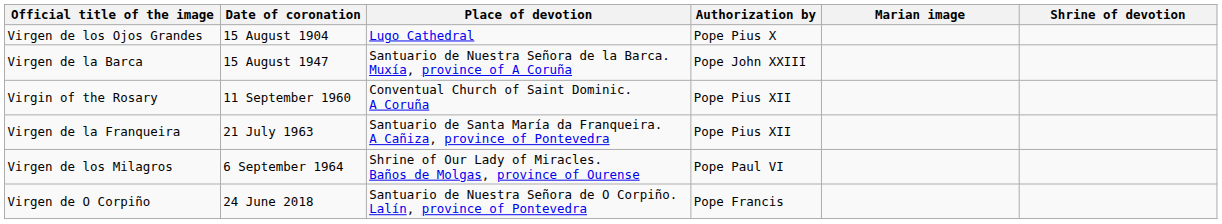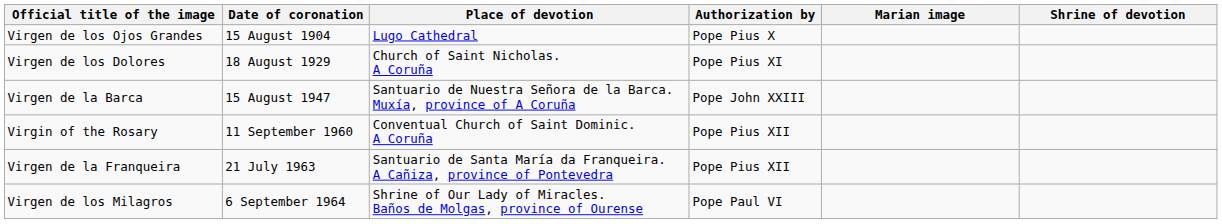+ row: (86, 63)
- row: (79, 201)
